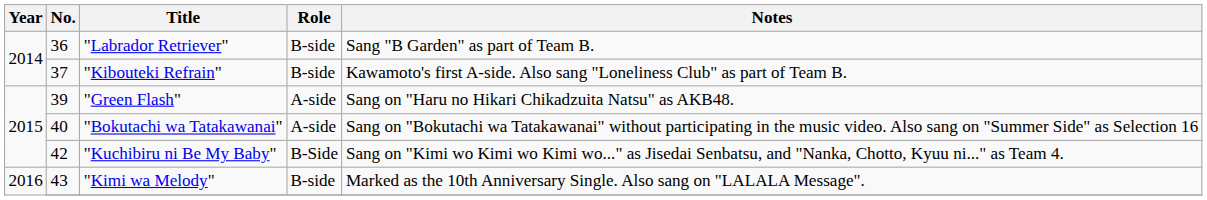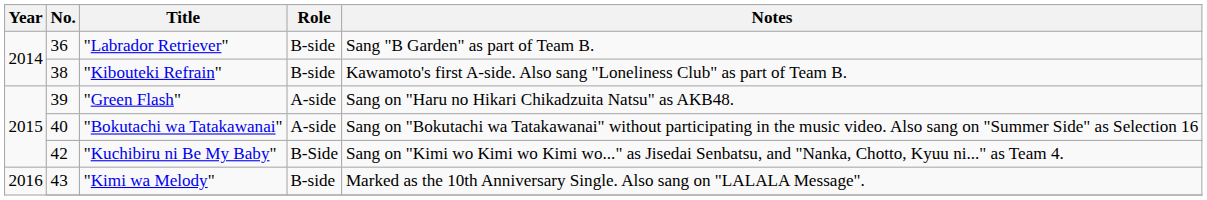(59, 72) 37 -> (59, 72) 38
